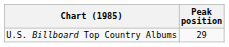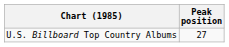(202, 35) 29 -> (202, 35) 27
